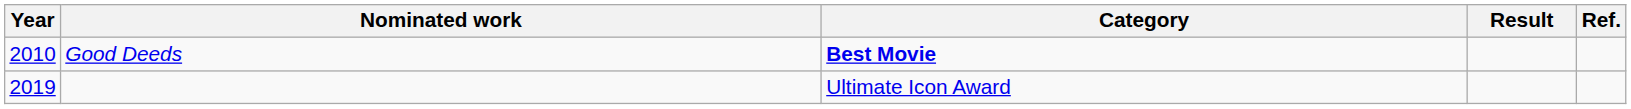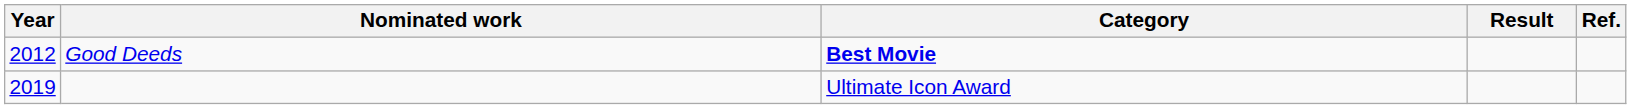(33, 53) 2010 -> (33, 53) 2012
